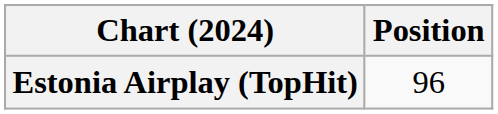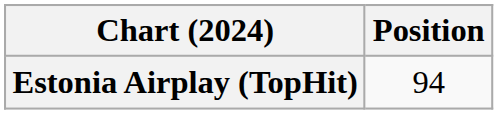(429, 81) 96 -> (429, 81) 94
